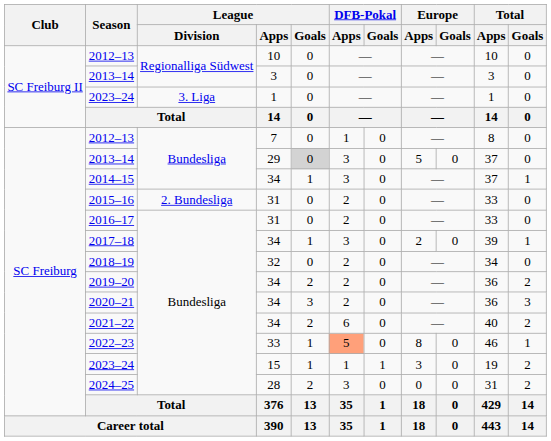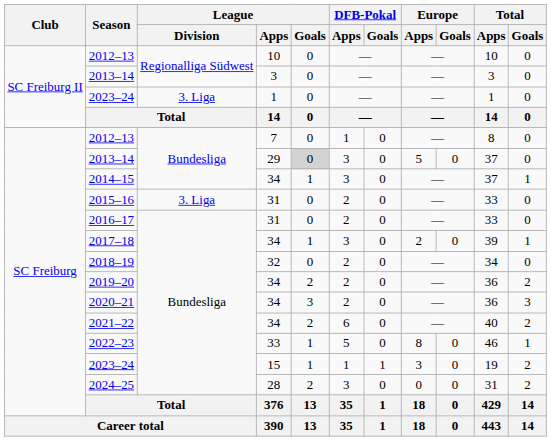(197, 199) 2. Bundesliga -> (197, 199) 3. Liga
(346, 343) lightsalmon background -> (346, 343) no background
